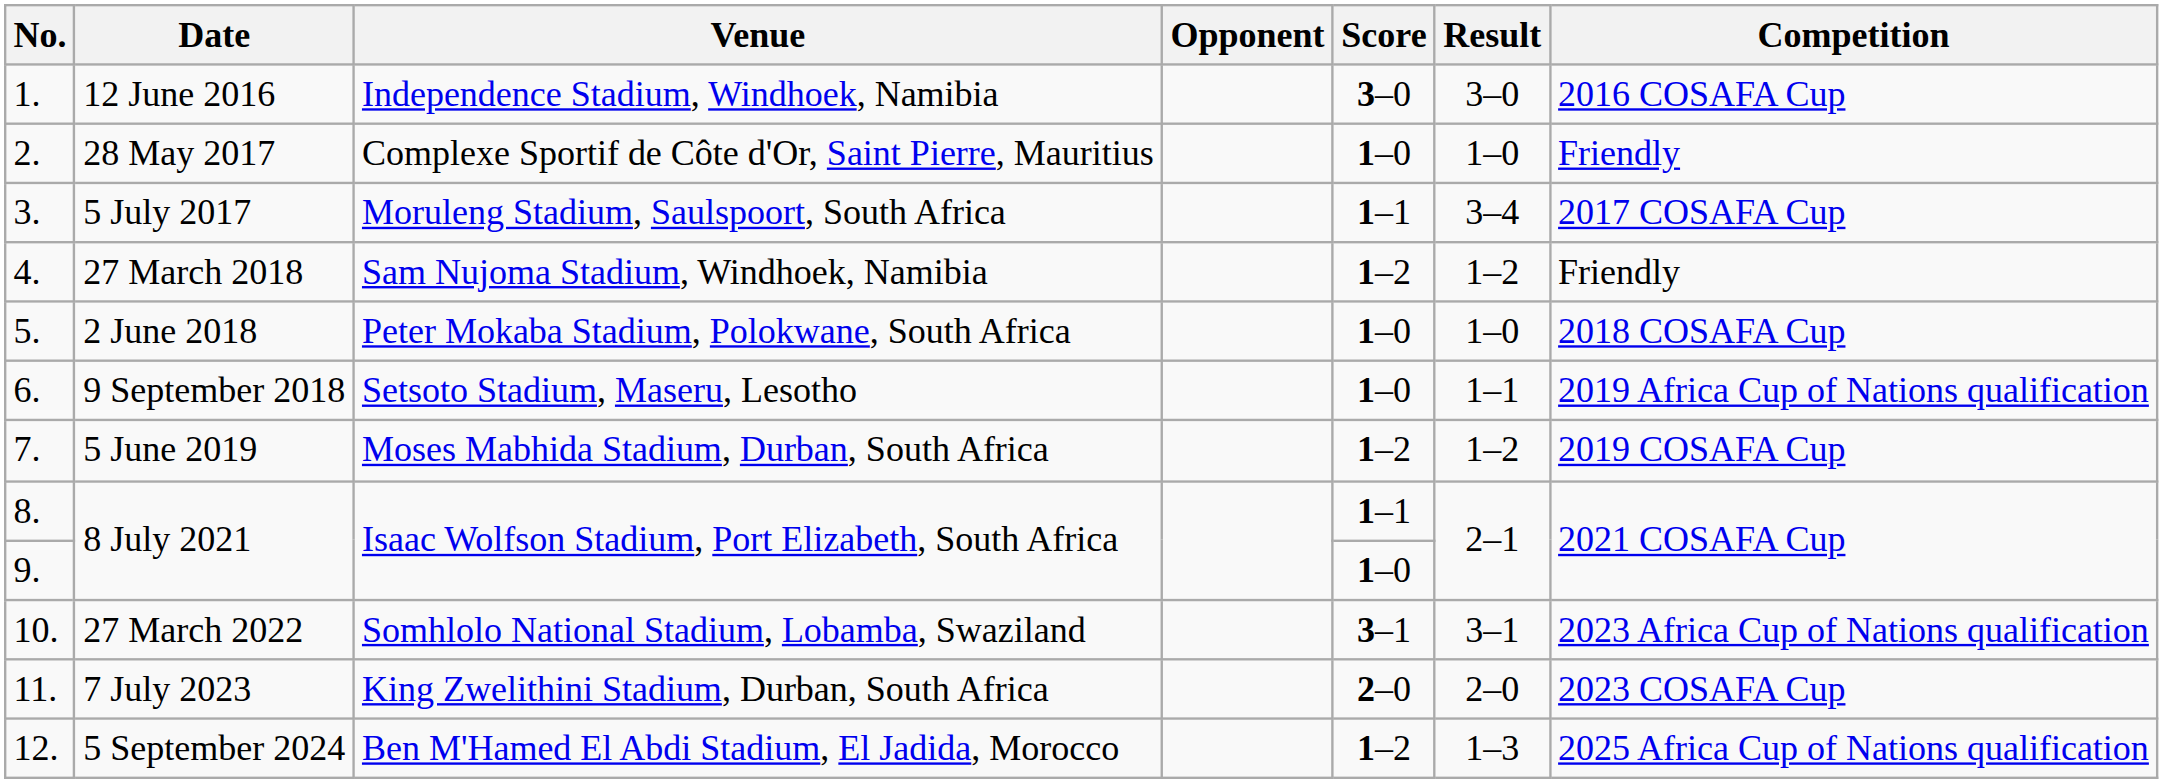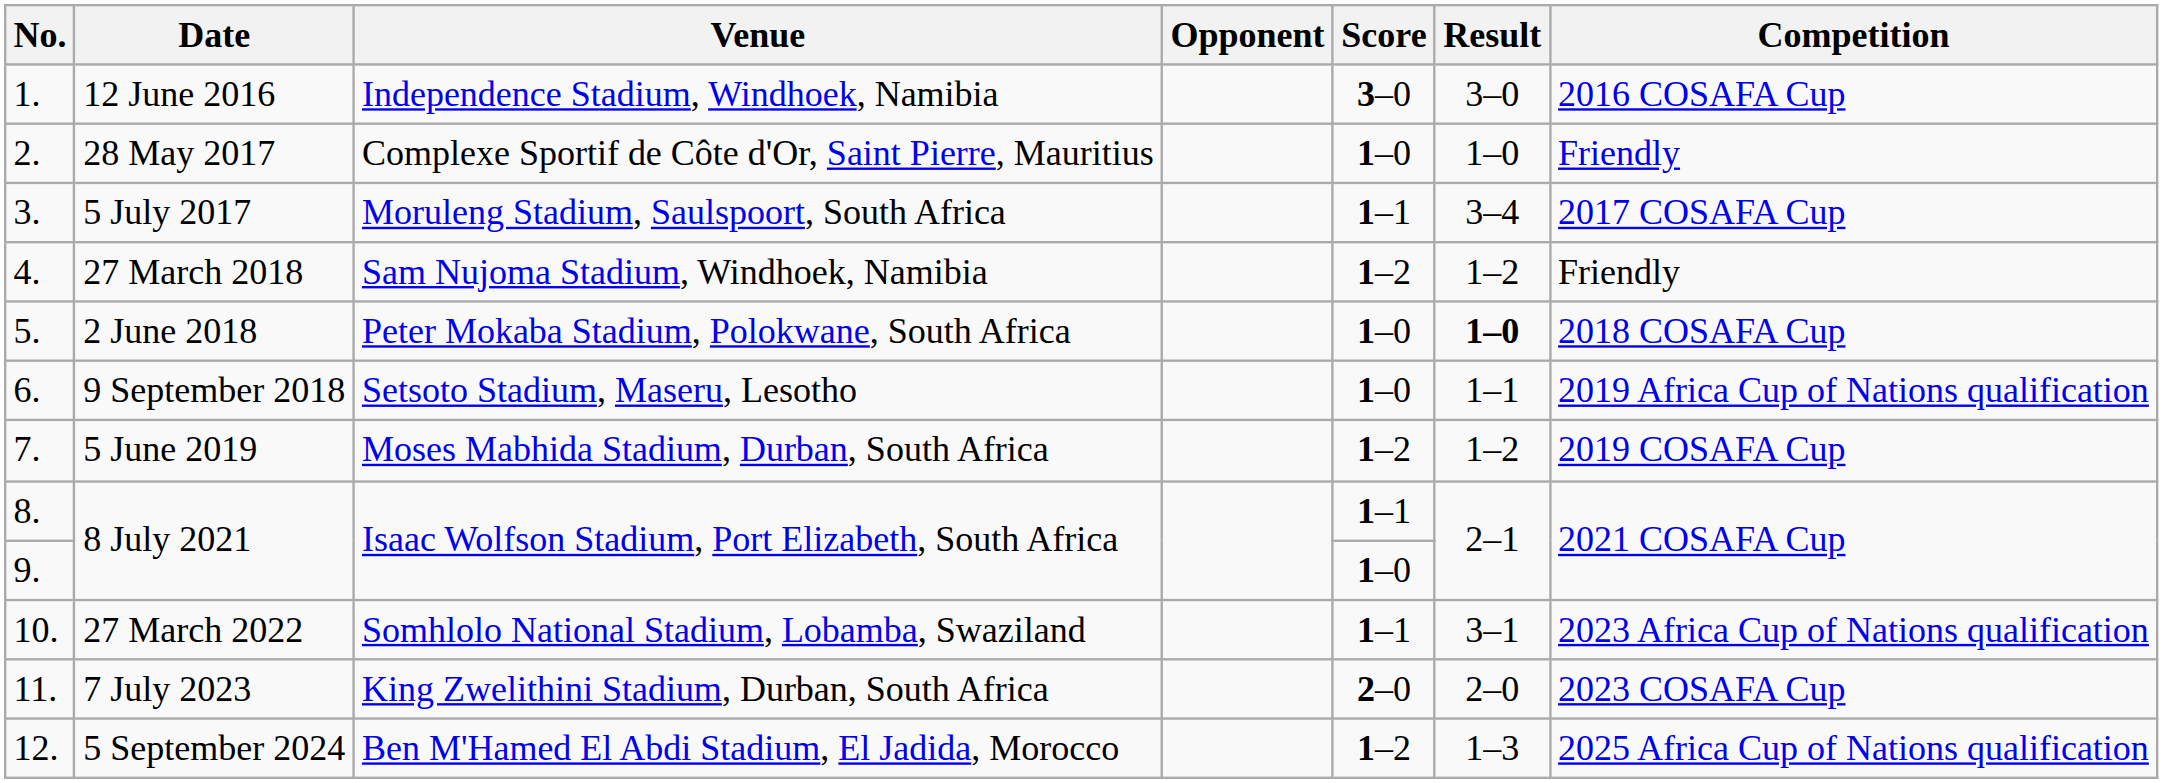(1492, 331) normal -> (1492, 331) bold
(1384, 628) 3–1 -> (1384, 628) 1–1
